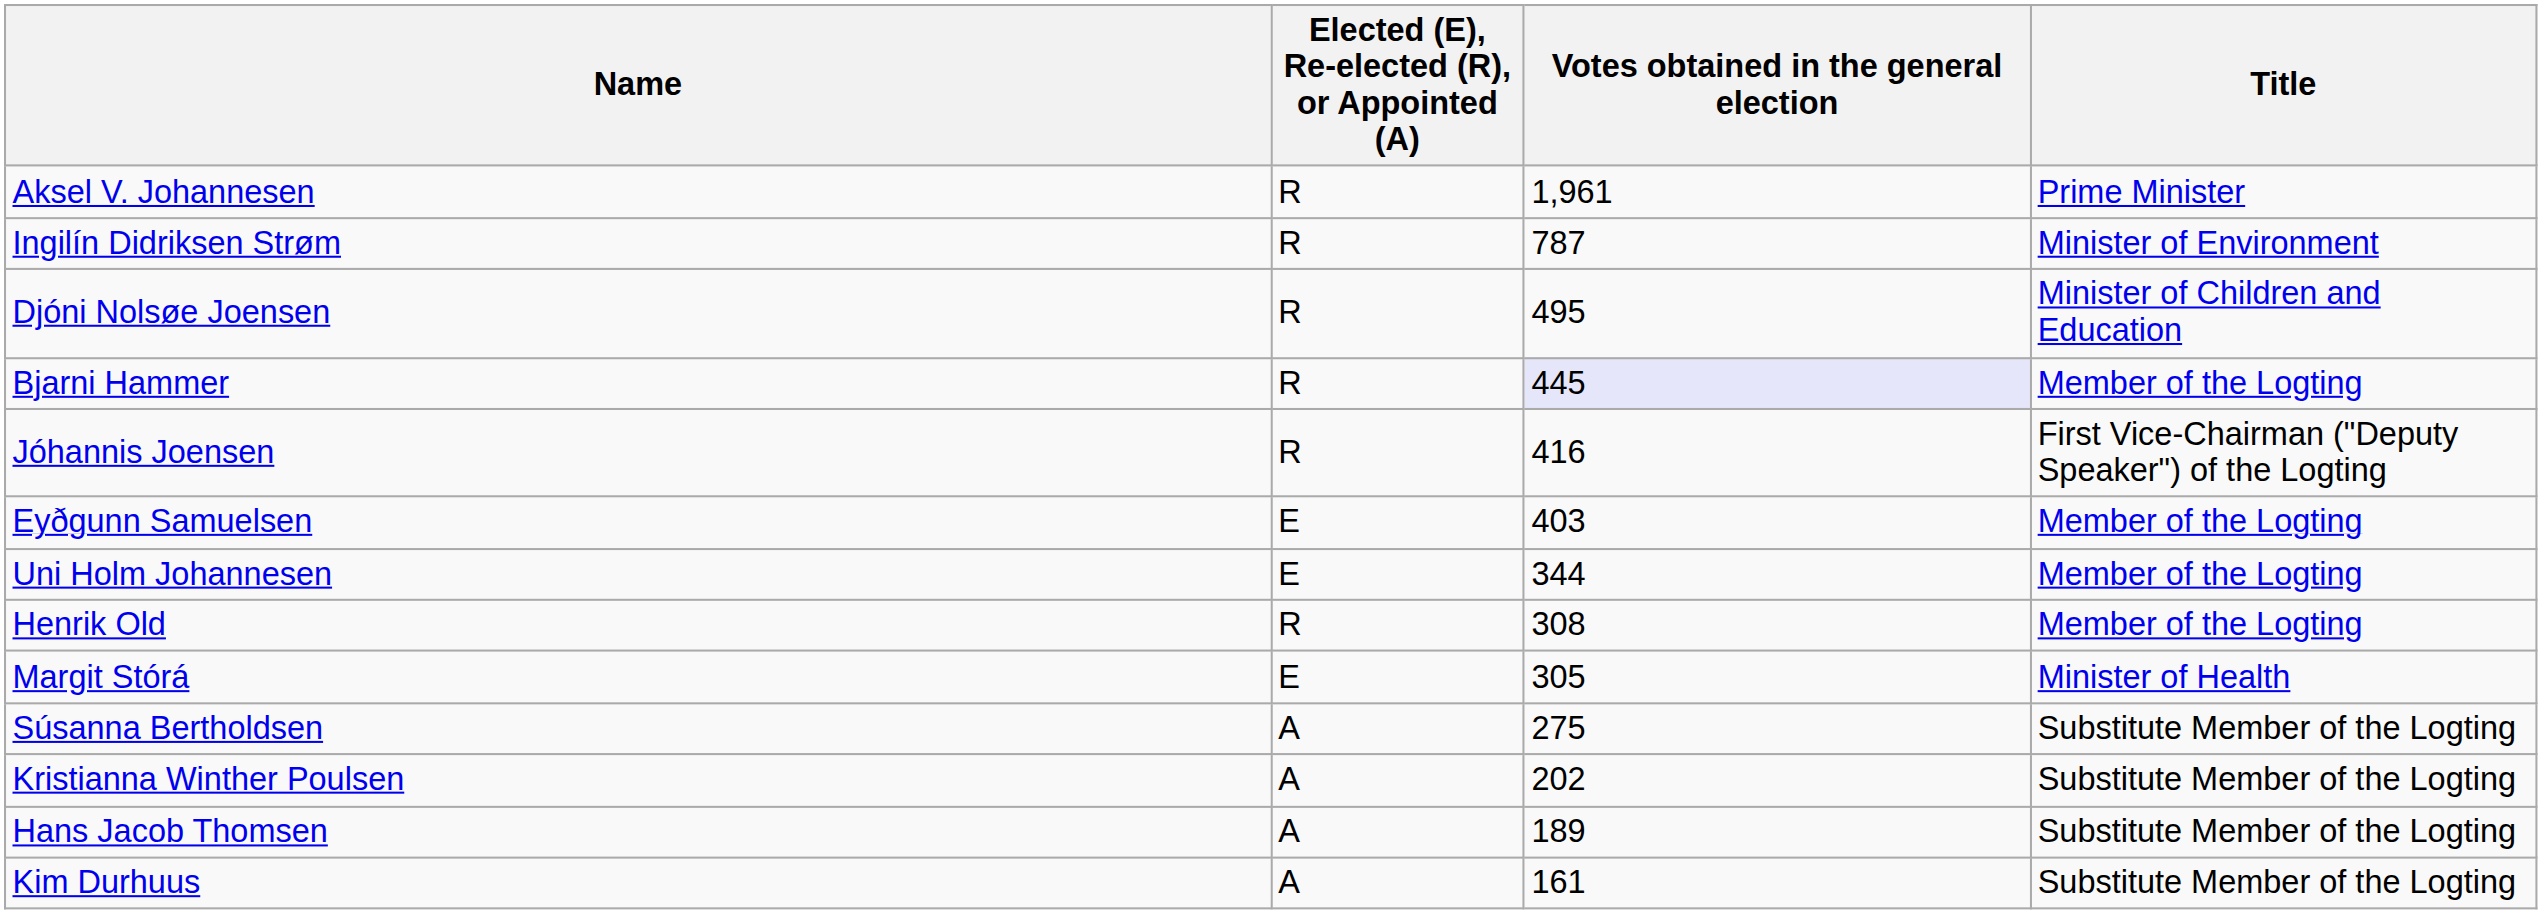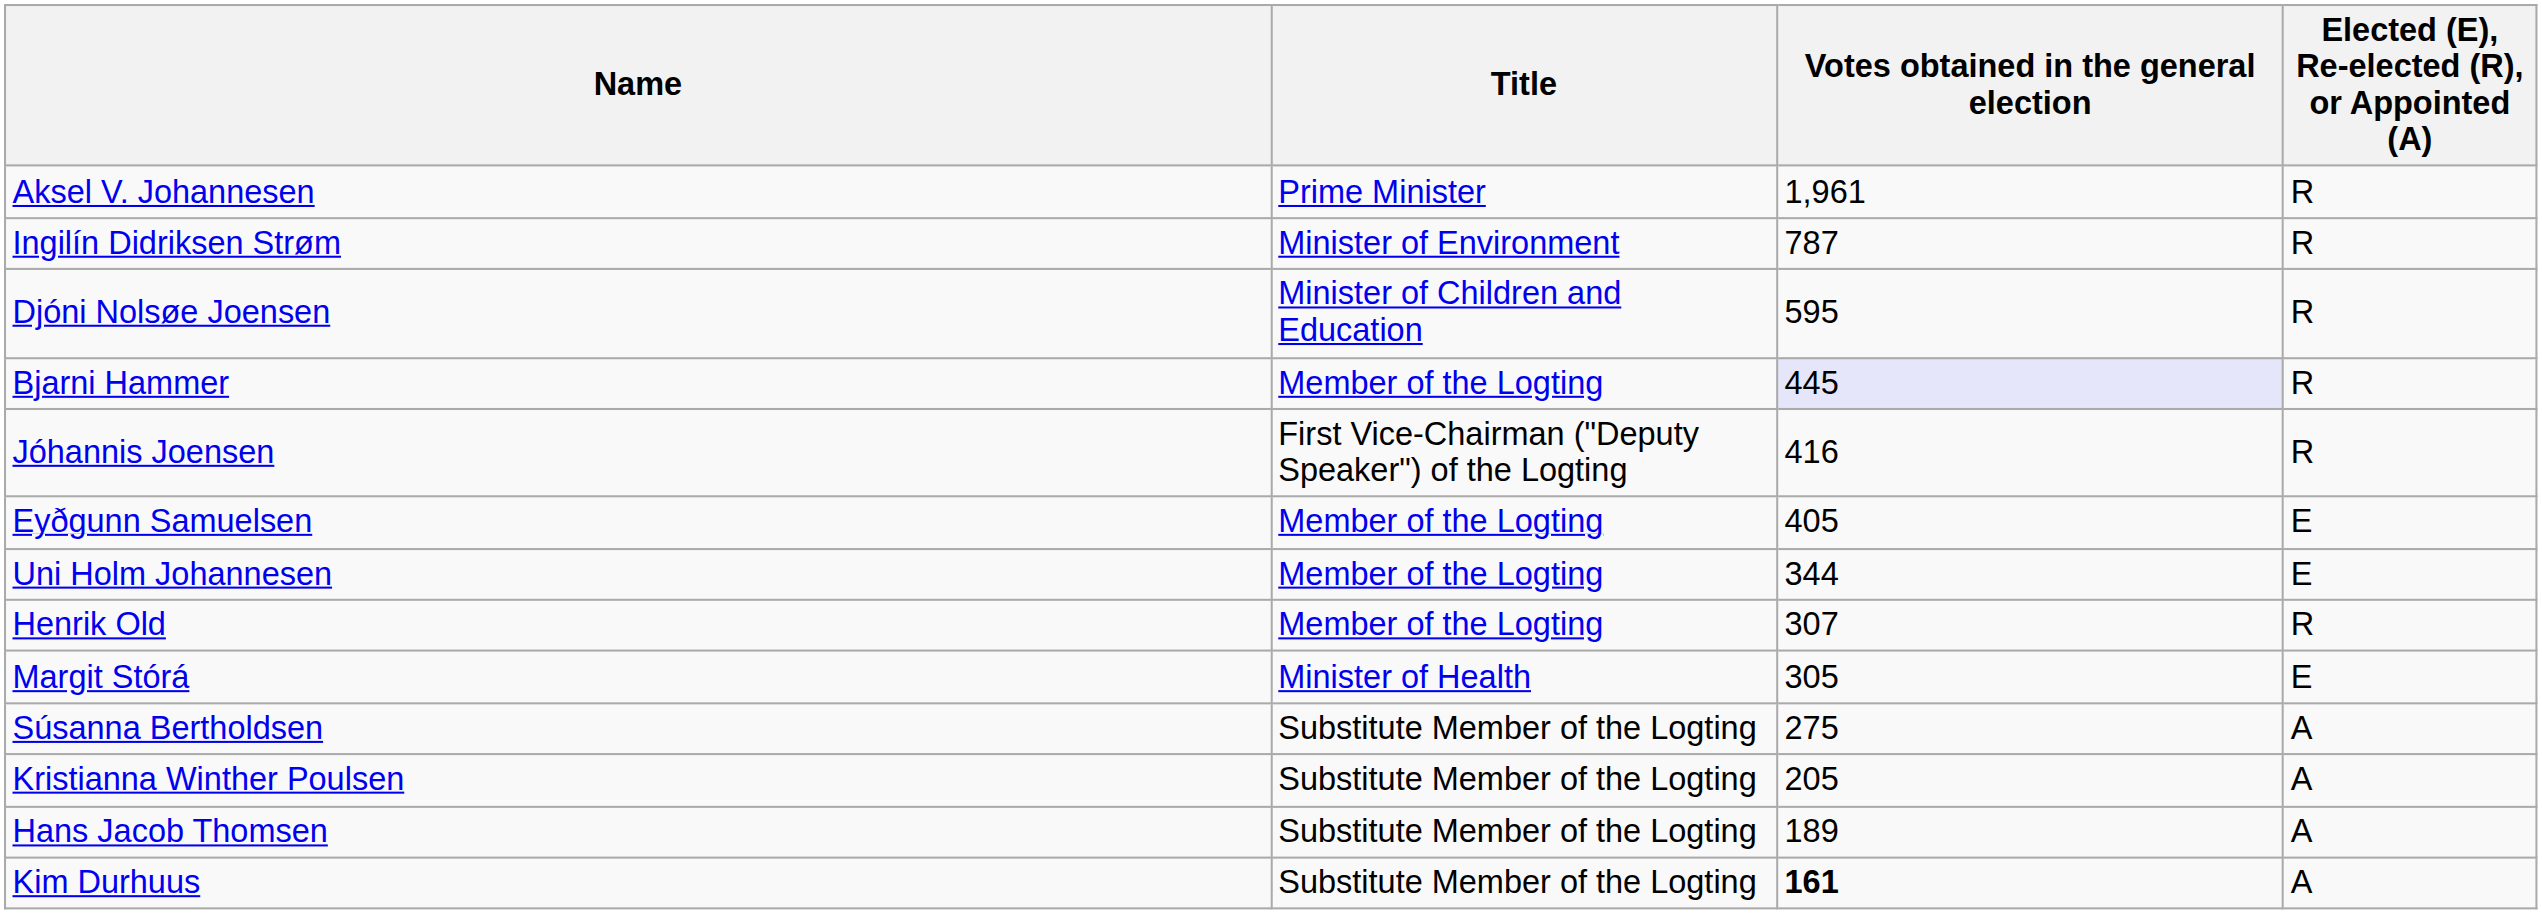columns swapped: (1397, 85) <-> (2283, 85)
(1558, 312) 495 -> (1812, 312) 595
(1558, 522) 403 -> (1812, 522) 405
(1558, 625) 308 -> (1812, 625) 307
(1558, 779) 202 -> (1812, 779) 205
(1558, 882) normal -> (1812, 882) bold
